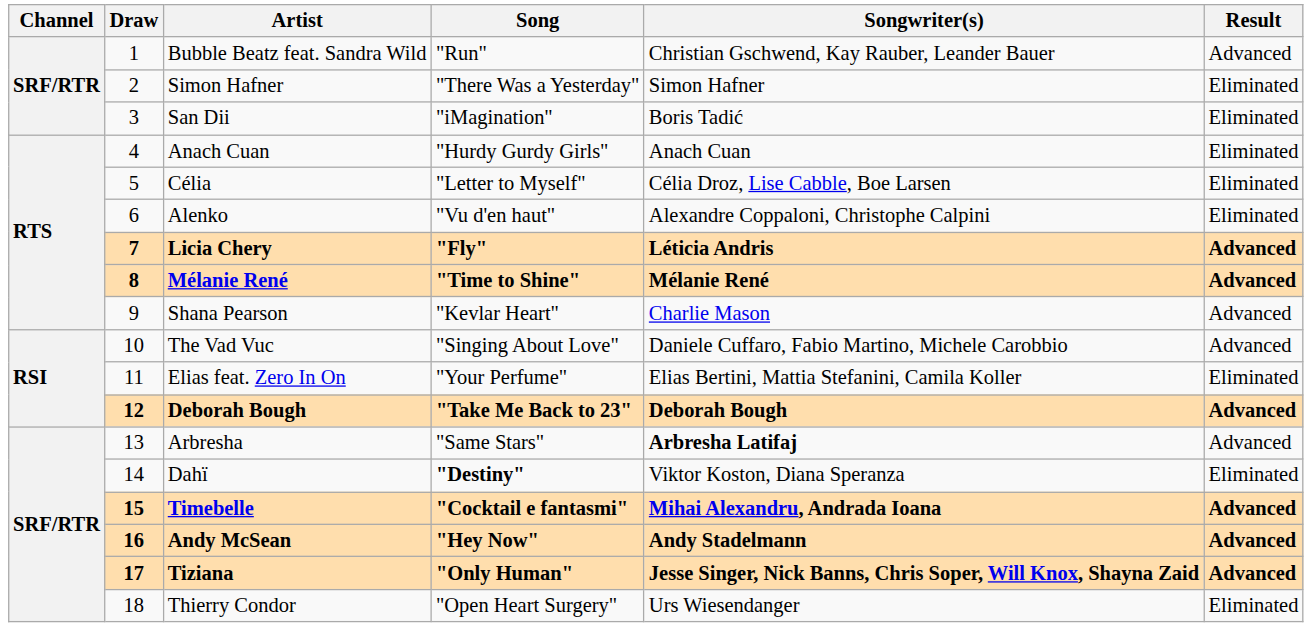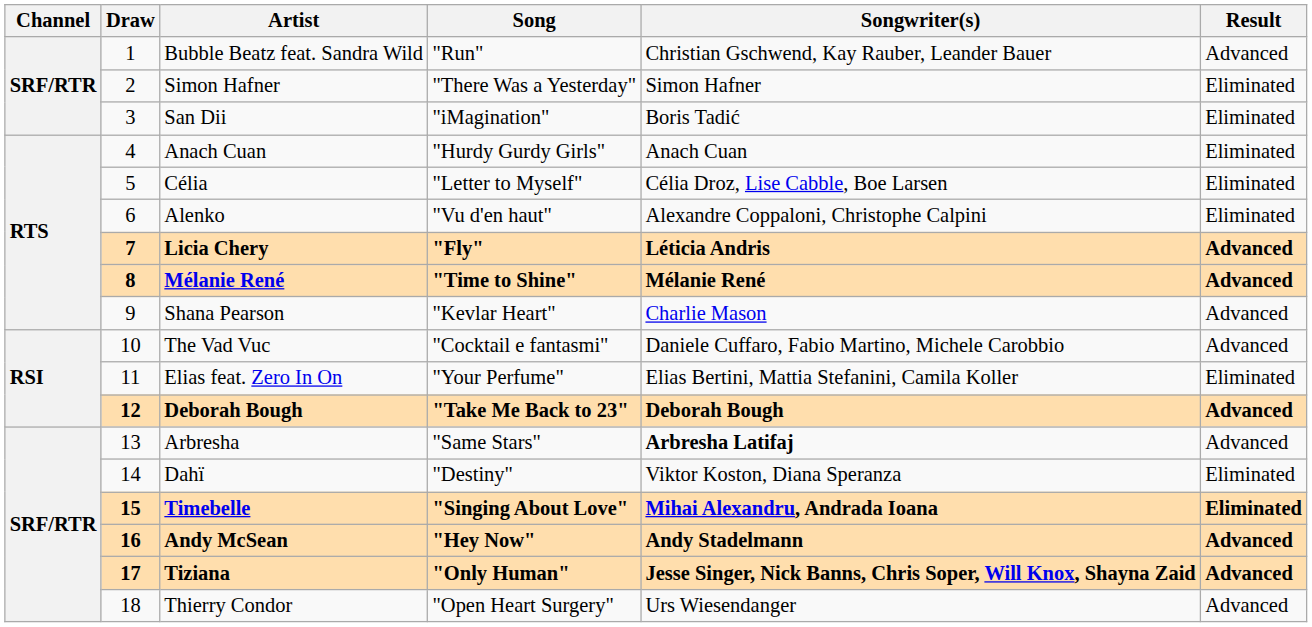(527, 345) "Singing About Love" -> (520, 345) "Cocktail e fantasmi"
(480, 475) bold -> (473, 475) normal
(532, 507) "Cocktail e fantasmi" -> (530, 507) "Singing About Love"
(1252, 507) Advanced -> (1254, 507) Eliminated
(1254, 605) Eliminated -> (1247, 605) Advanced
